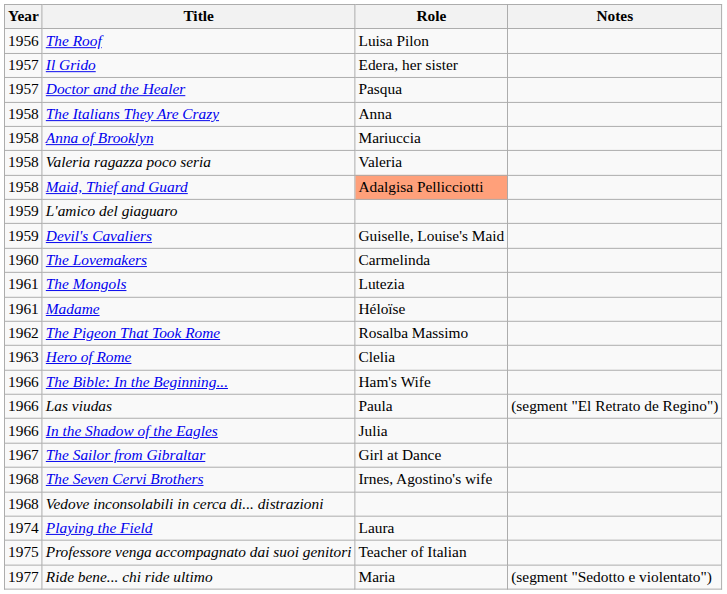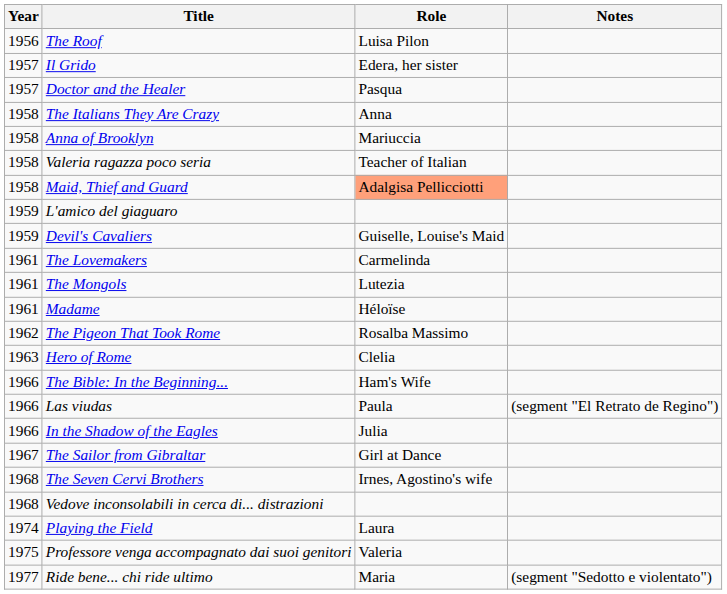(380, 162) Valeria -> (413, 162) Teacher of Italian
(23, 260) 1960 -> (23, 260) 1961
(413, 552) Teacher of Italian -> (380, 552) Valeria
